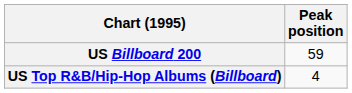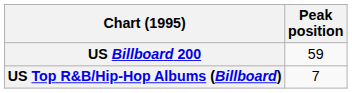(316, 76) 4 -> (316, 76) 7
